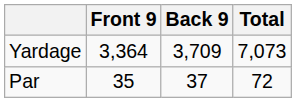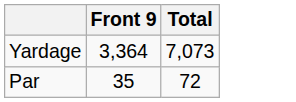- column: (197, 19)
